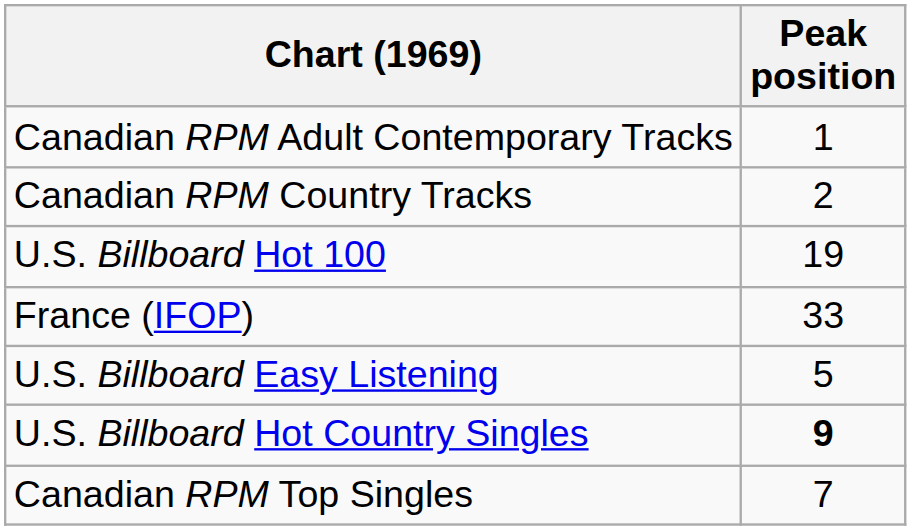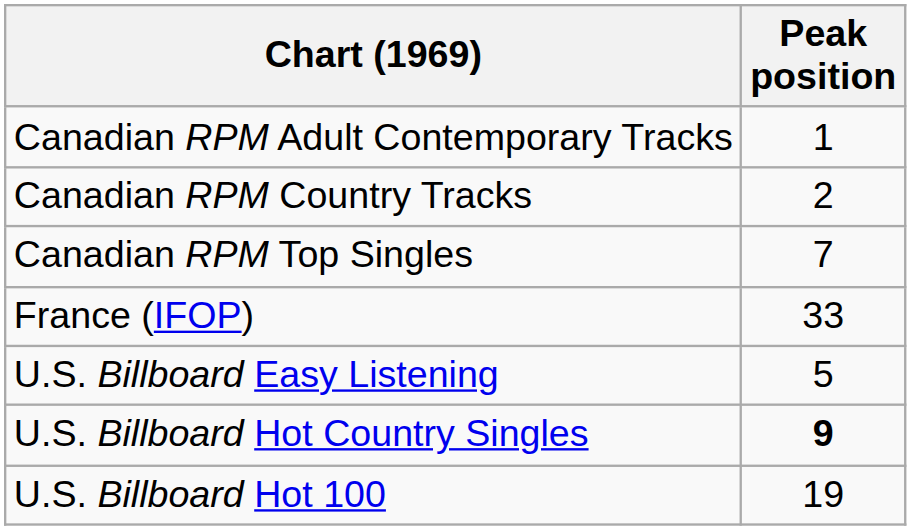rows swapped: (243, 494) <-> (200, 255)
